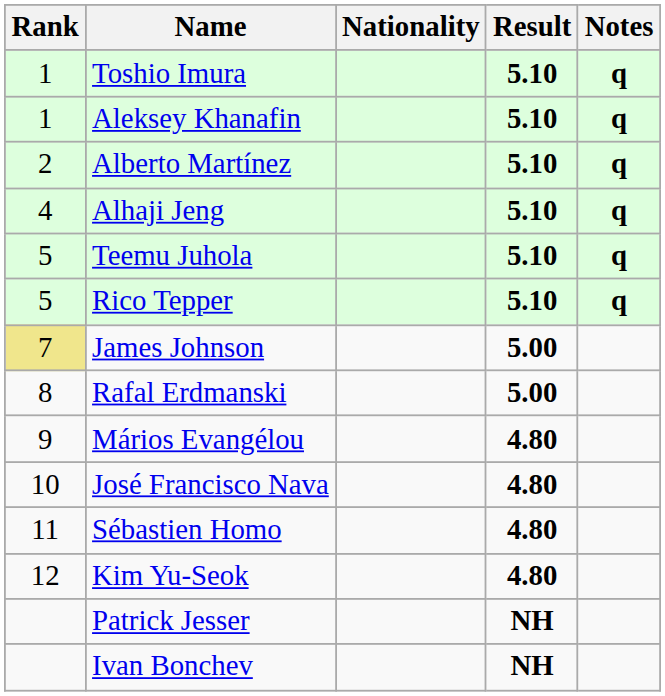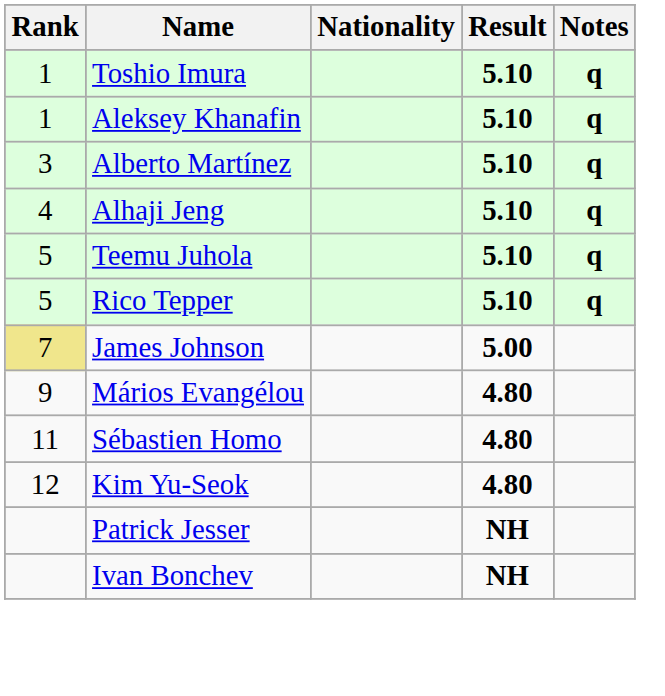(45, 164) 2 -> (45, 164) 3
- row: (189, 392)
- row: (210, 484)
